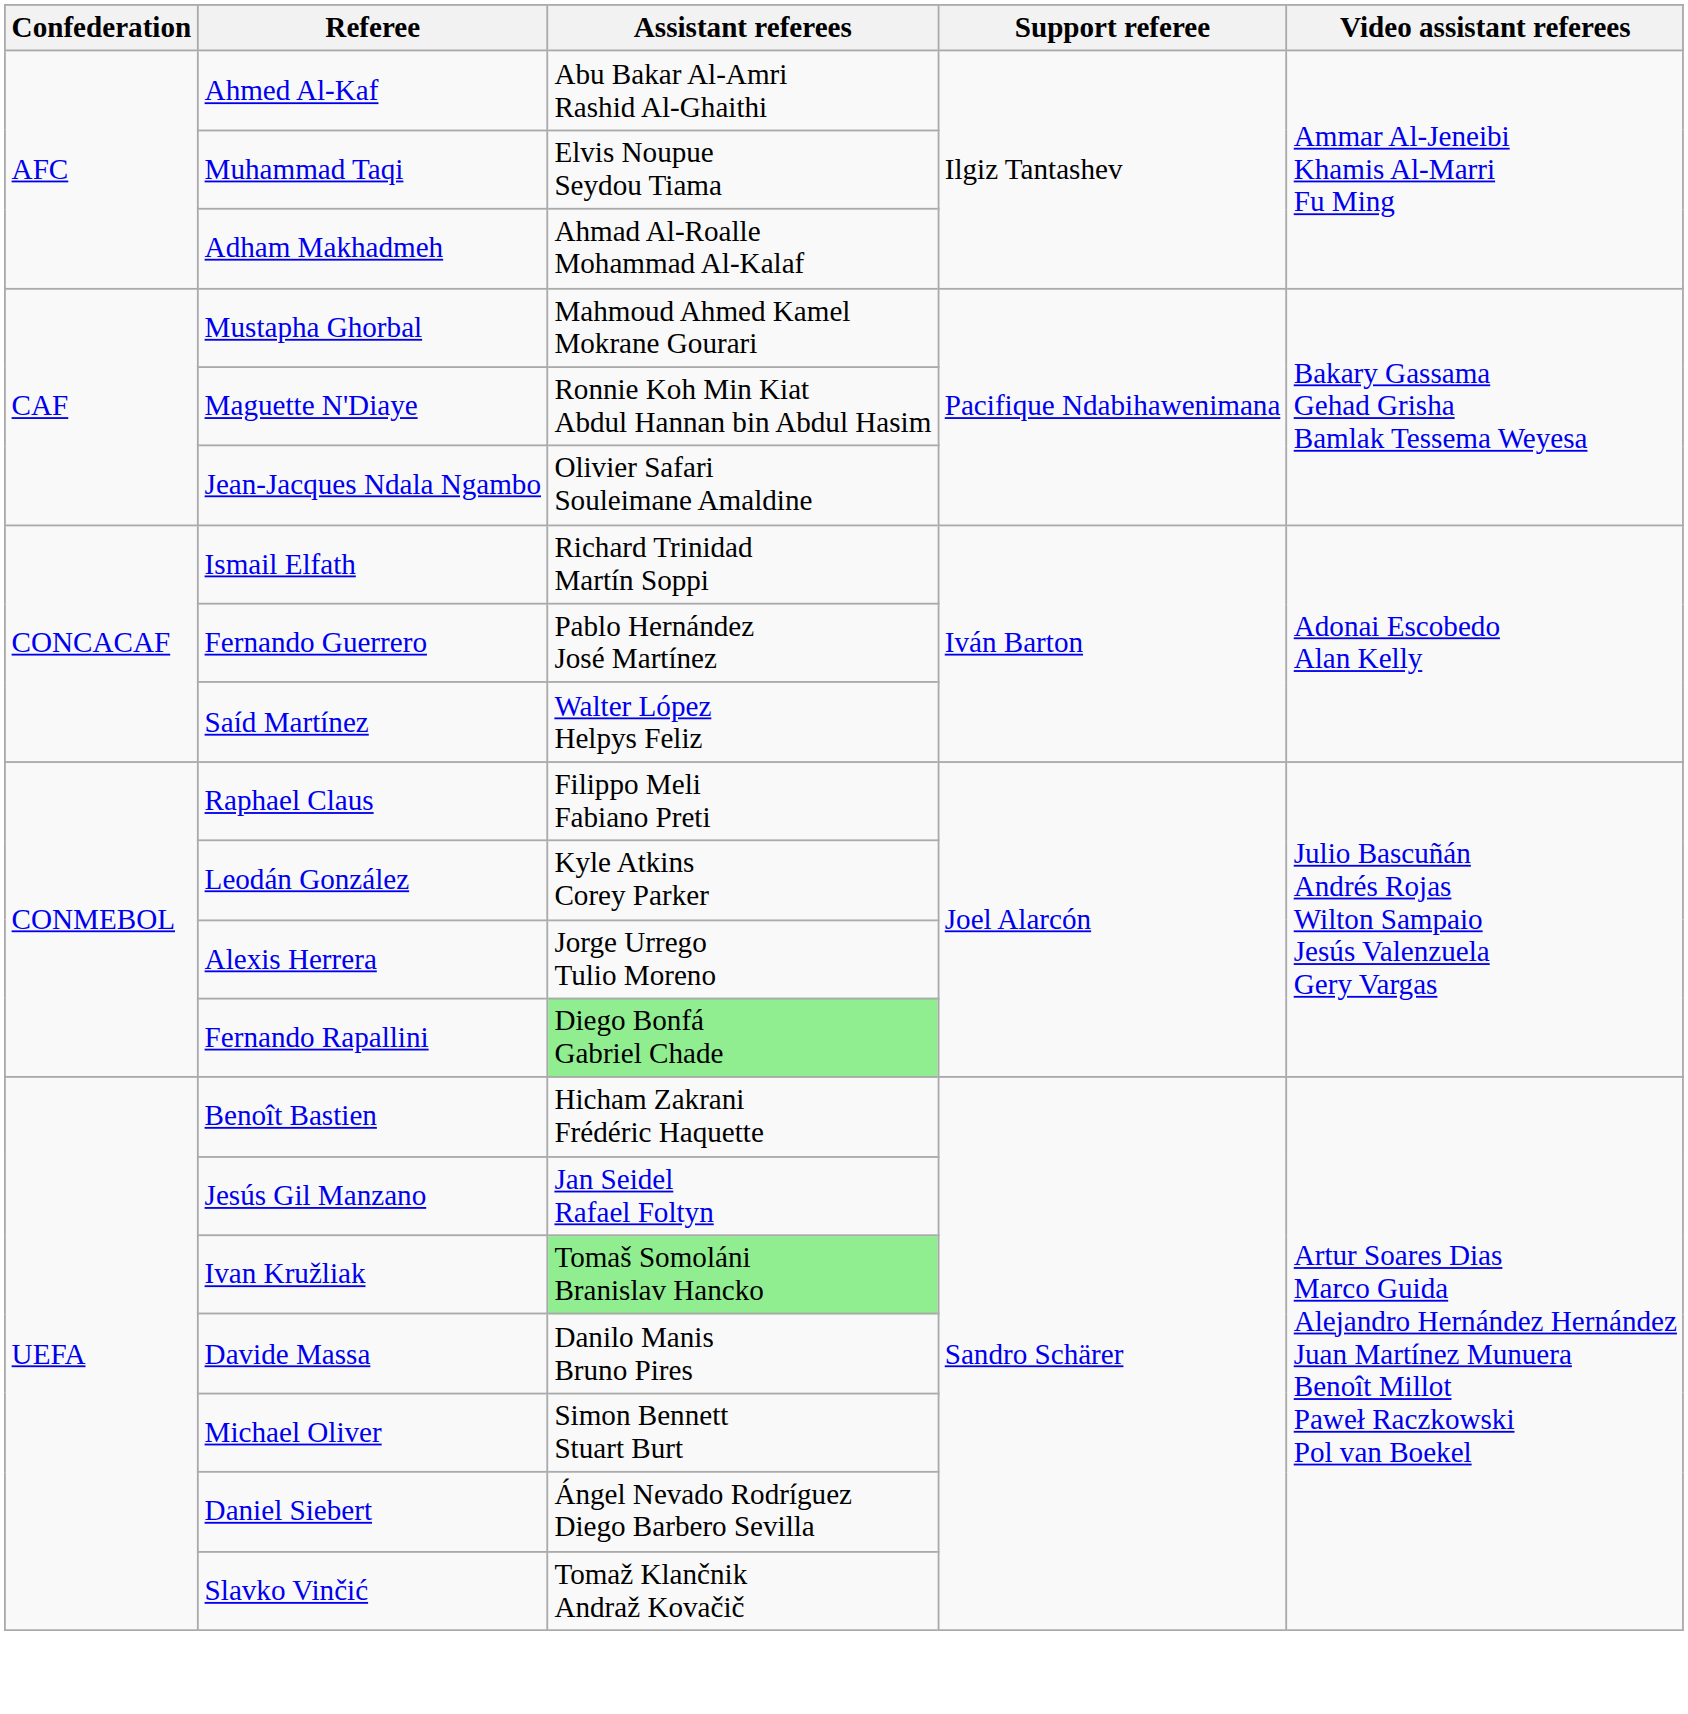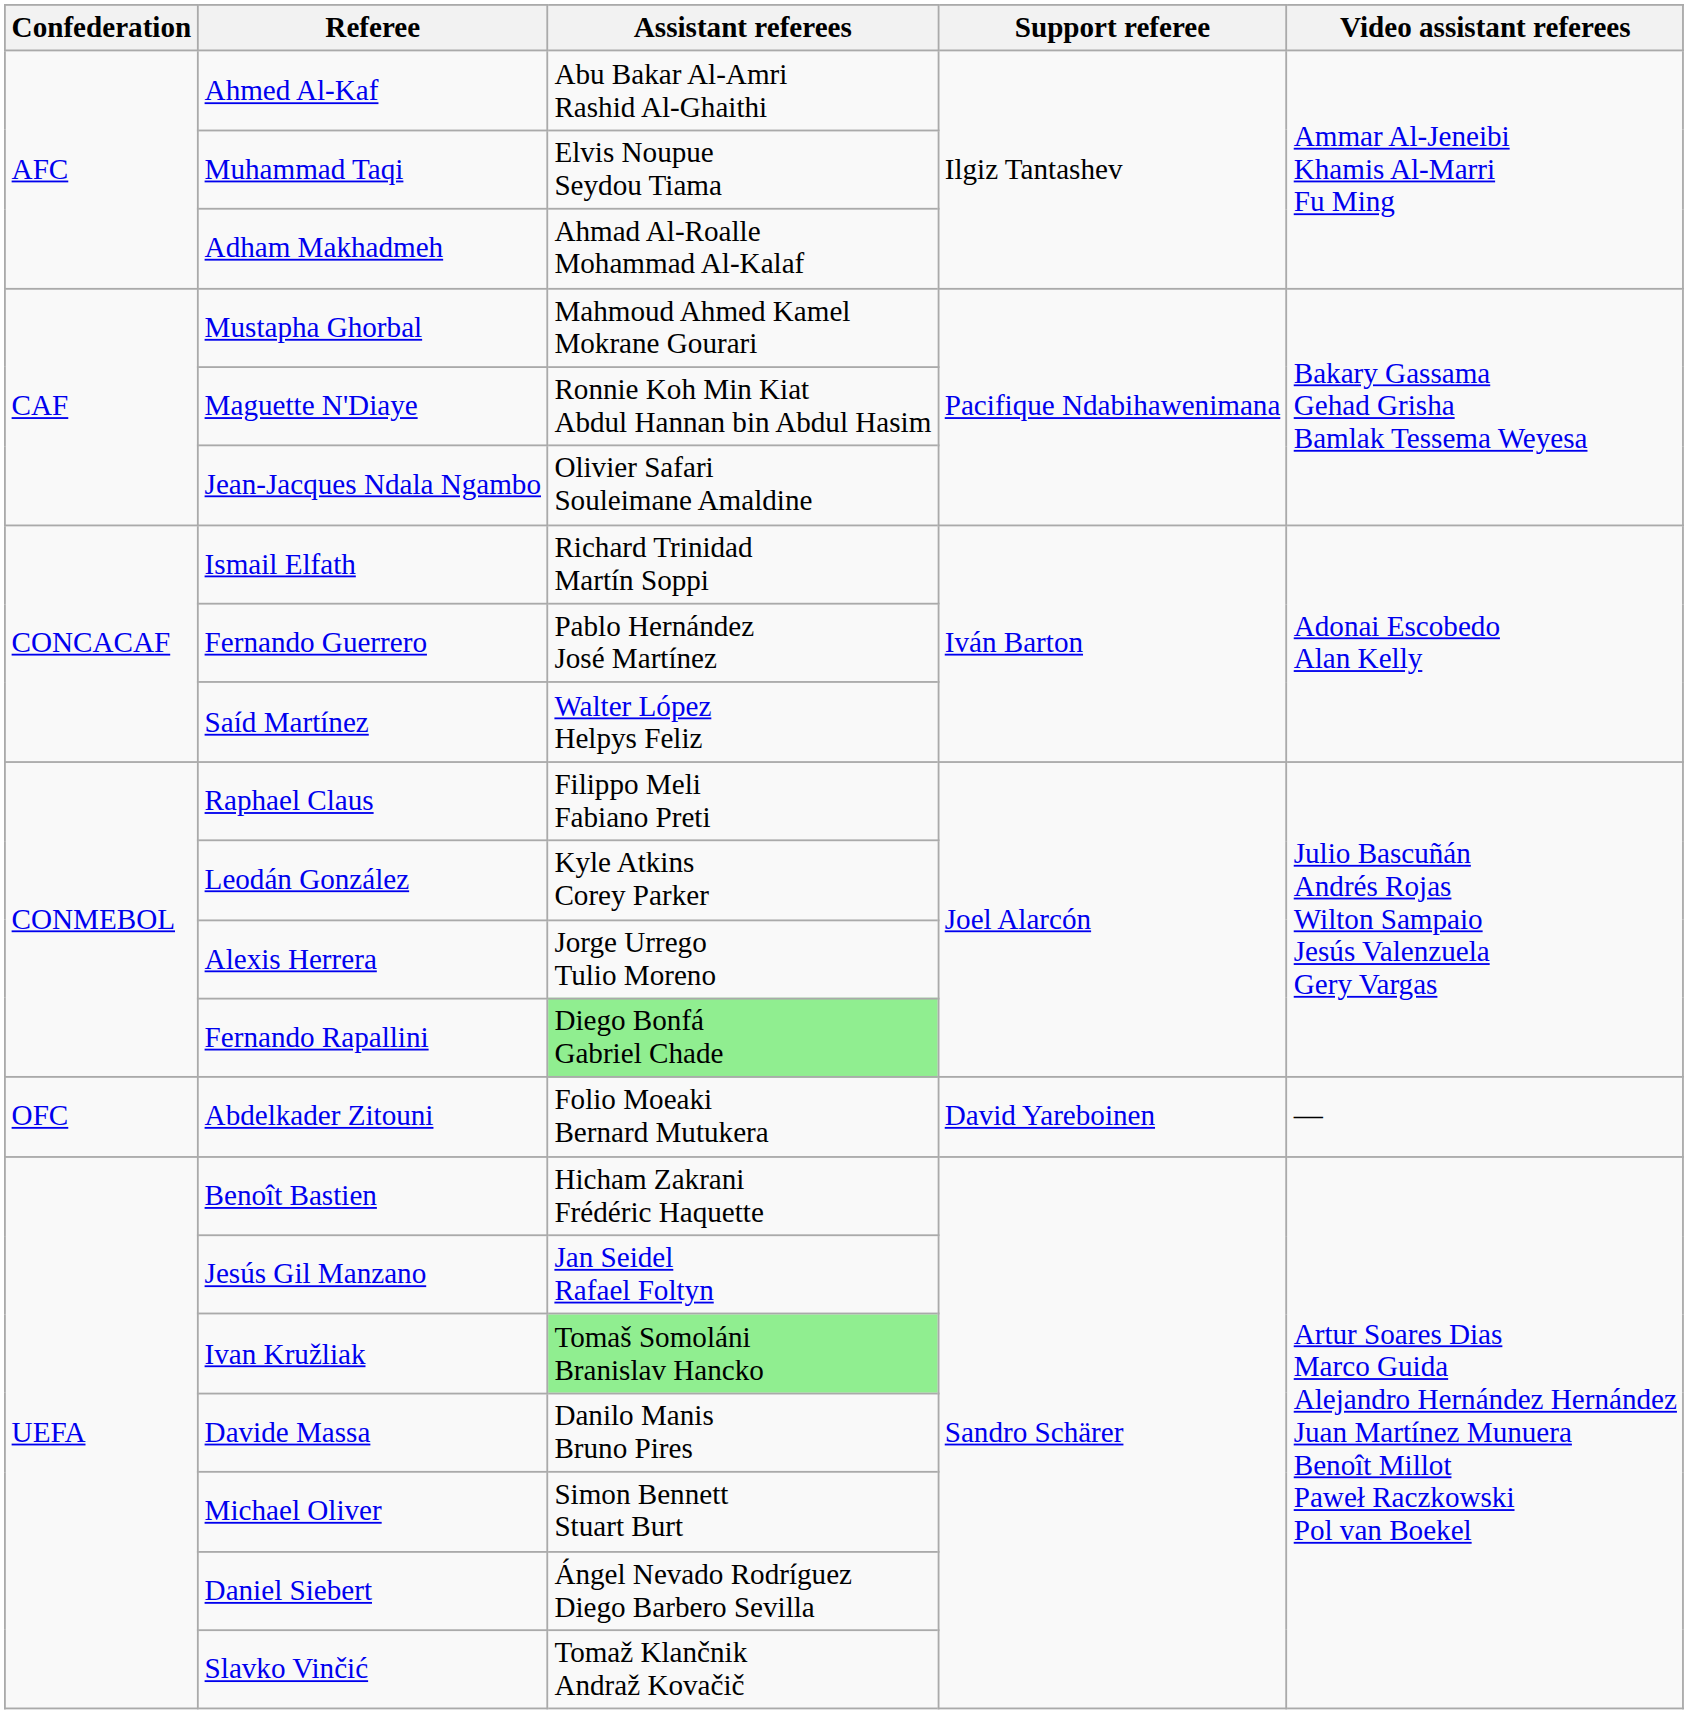+ row: (319, 1116)
